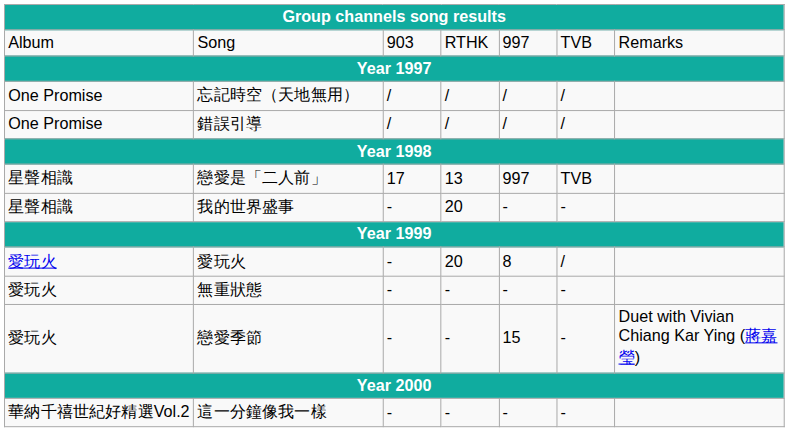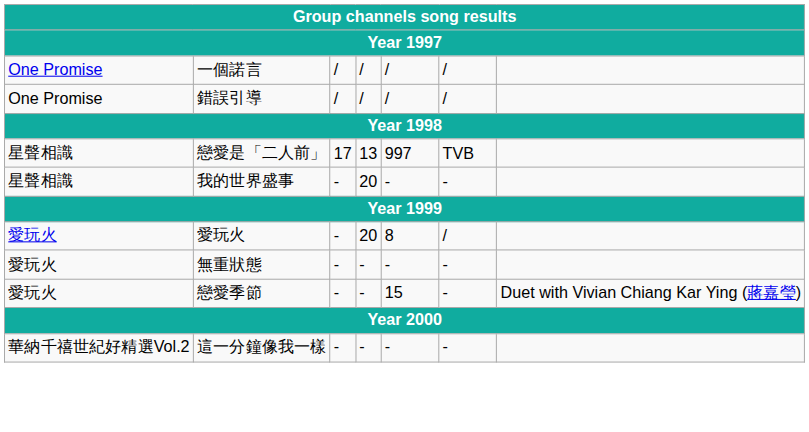- row: (216, 42)
+ row: (229, 69)
- row: (278, 95)
